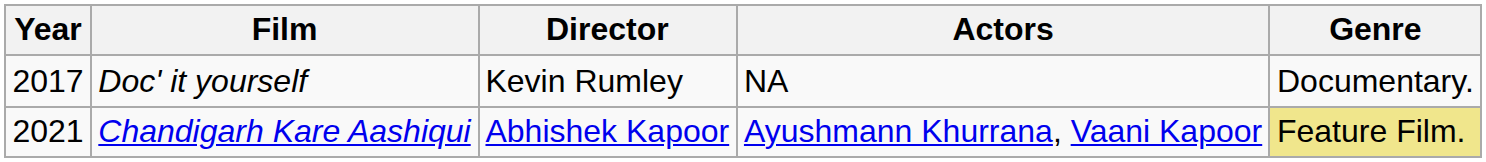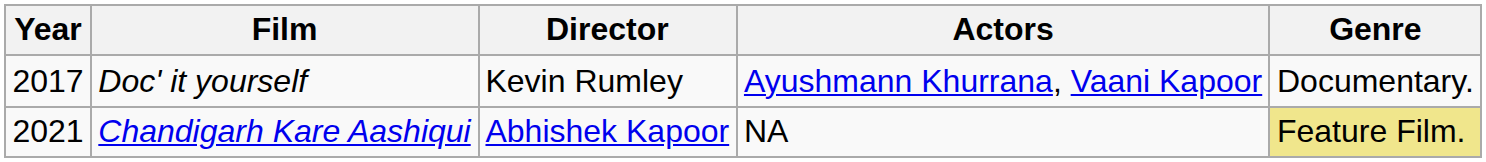(766, 80) NA -> (1003, 80) Ayushmann Khurrana, Vaani Kapoor
(1003, 131) Ayushmann Khurrana, Vaani Kapoor -> (766, 131) NA
